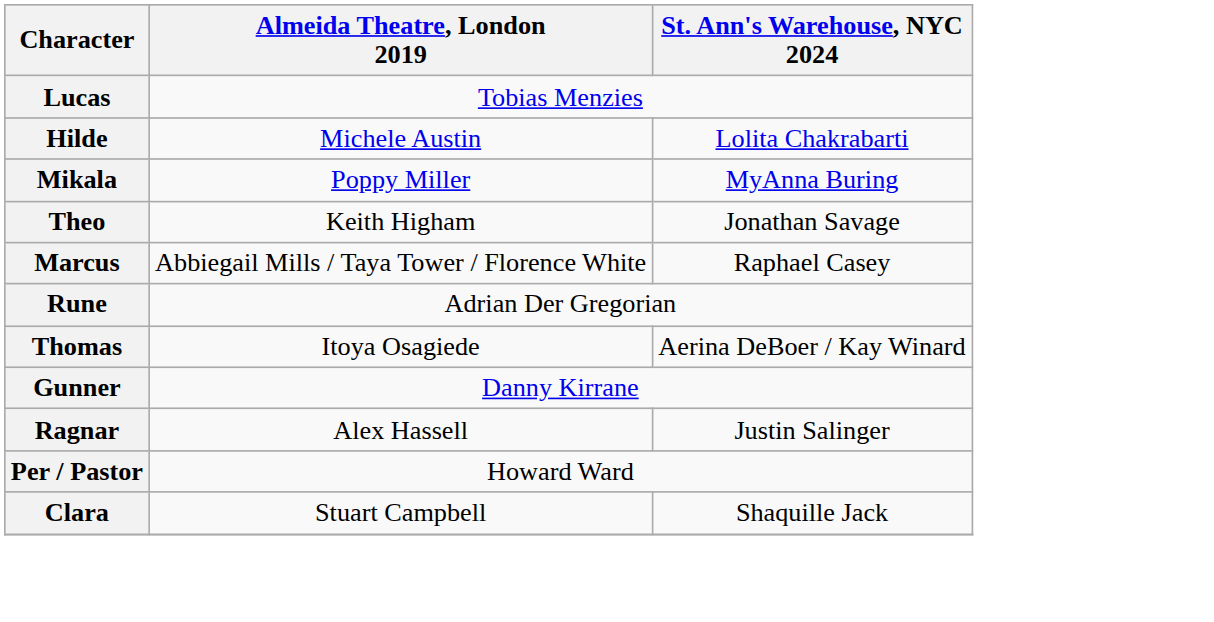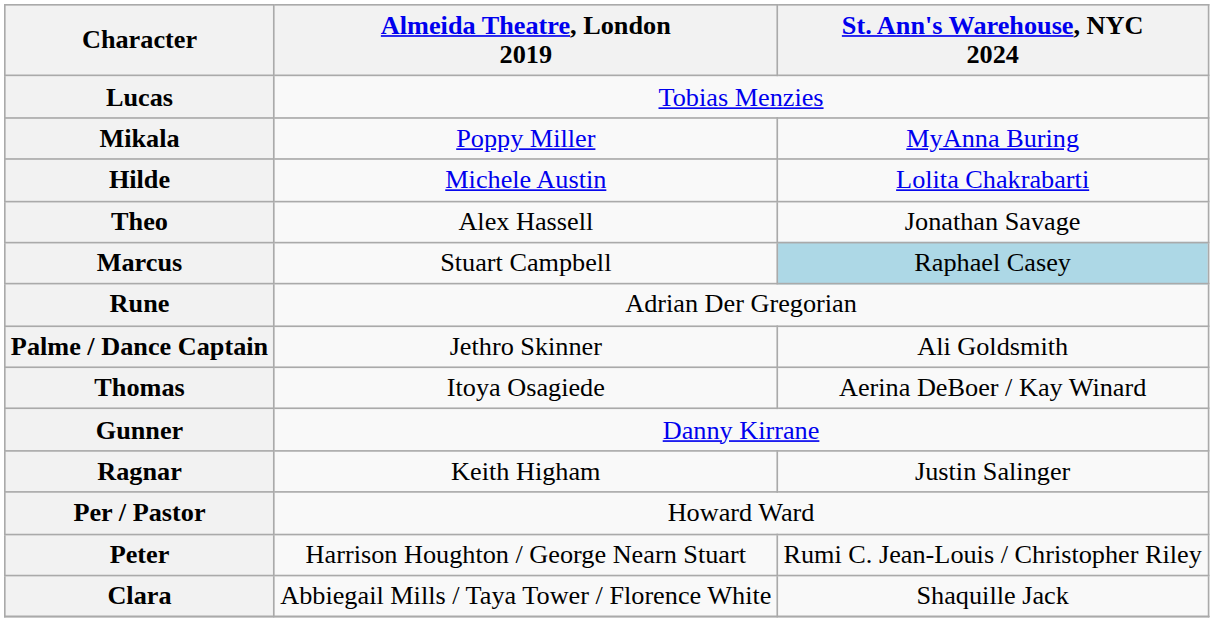rows swapped: (77, 138) <-> (77, 179)
(401, 221) Keith Higham -> (526, 221) Alex Hassell
(401, 262) Abbiegail Mills / Taya Tower / Florence White -> (526, 262) Stuart Campbell
(812, 262) no background -> (993, 262) lightblue background
+ row: (140, 346)
(401, 429) Alex Hassell -> (526, 470) Keith Higham
+ row: (140, 554)
(401, 512) Stuart Campbell -> (526, 595) Abbiegail Mills / Taya Tower / Florence White
